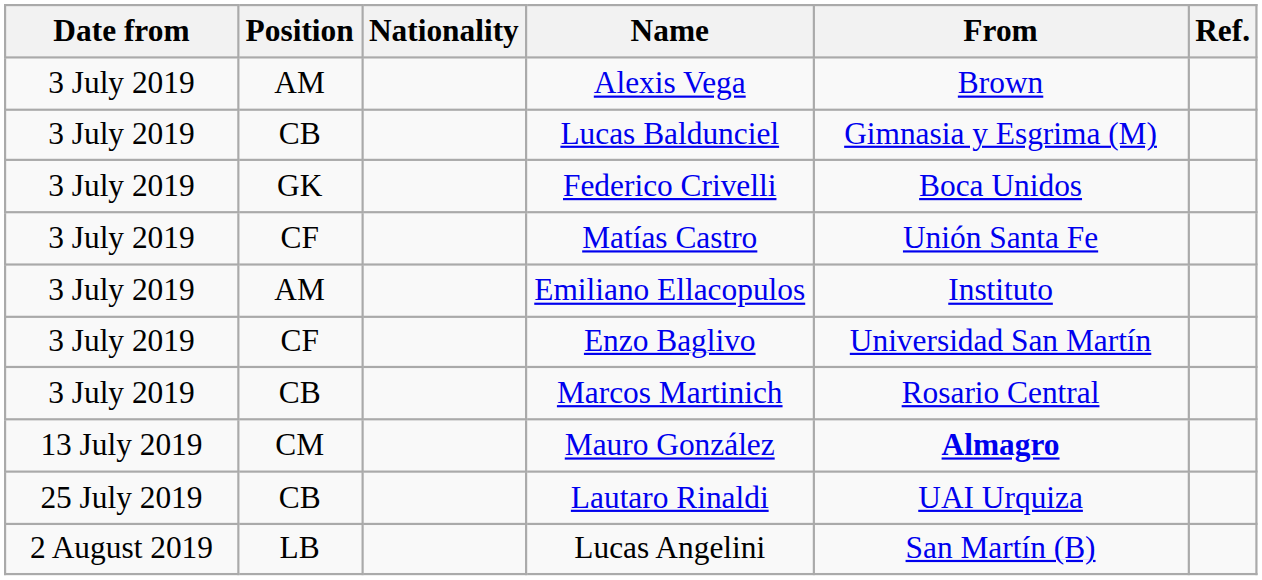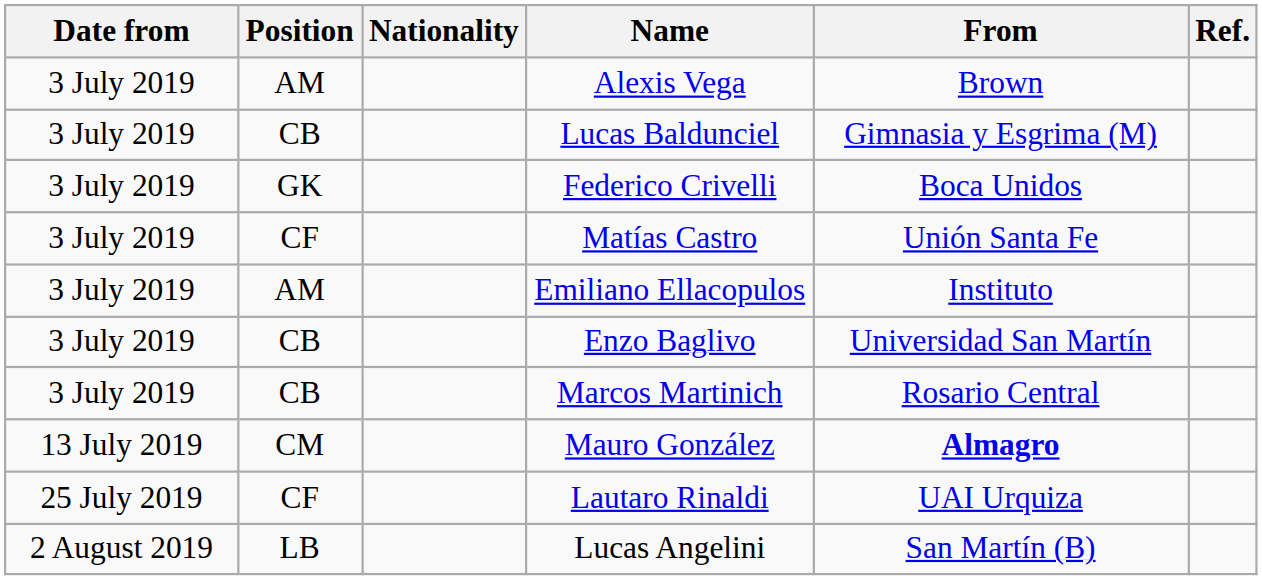(300, 341) CF -> (300, 341) CB
(300, 496) CB -> (300, 496) CF
